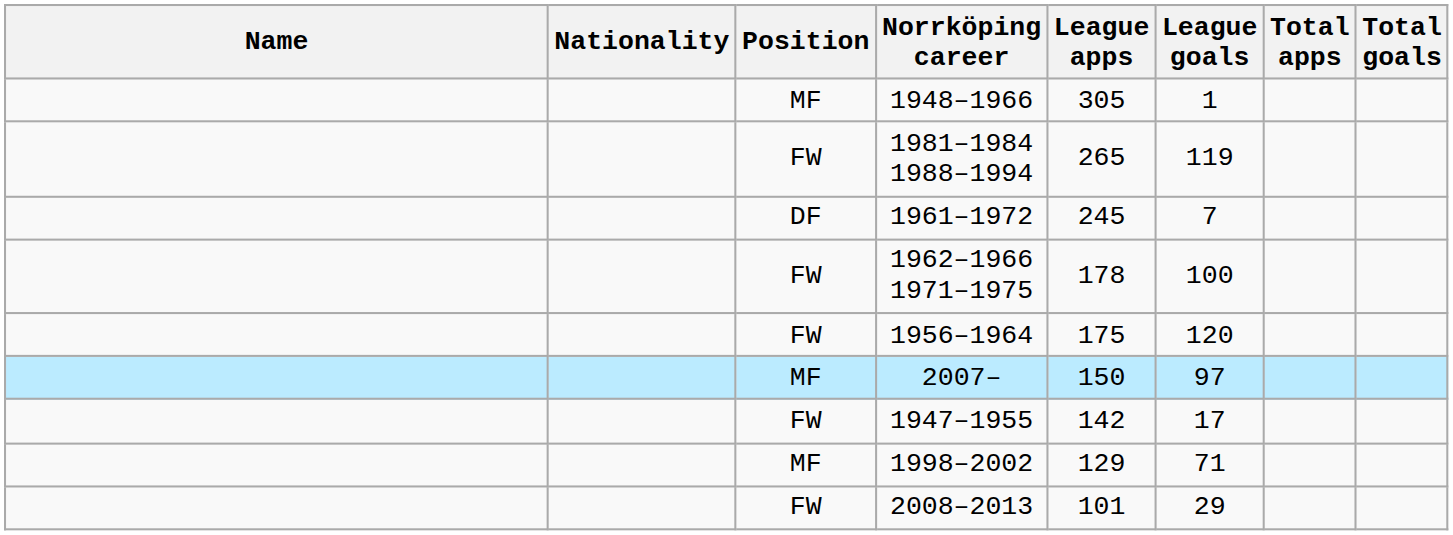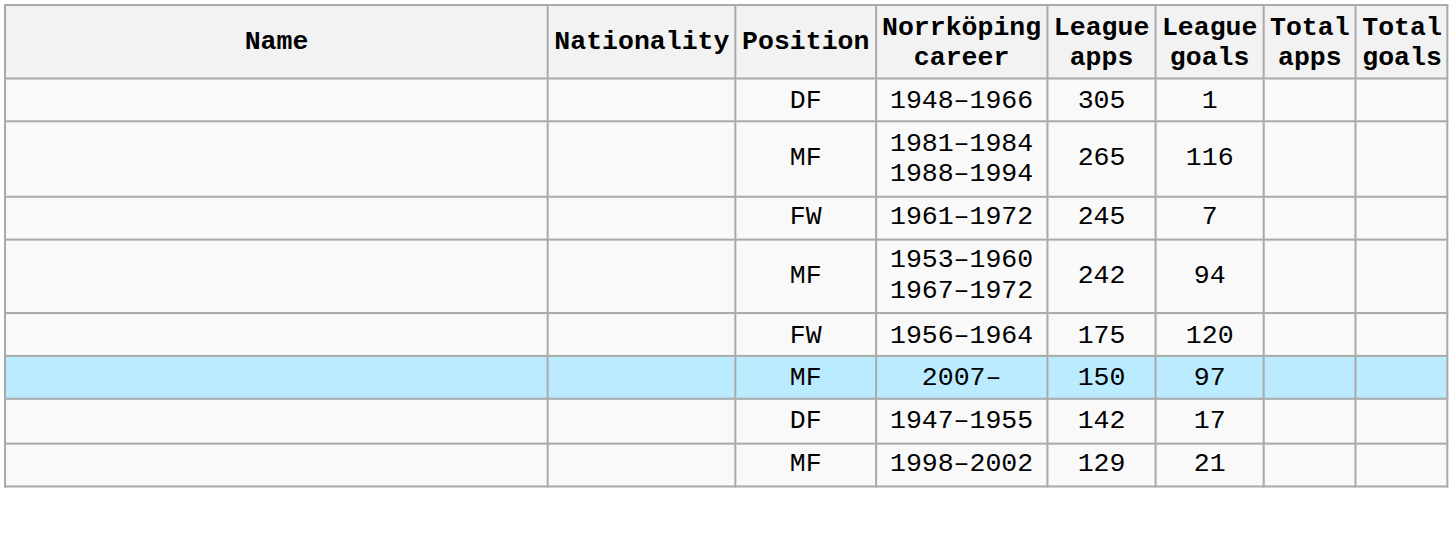(806, 100) MF -> (806, 100) DF
(806, 159) FW -> (806, 159) MF
(1210, 159) 119 -> (1210, 159) 116
(806, 217) DF -> (806, 217) FW
+ row: (962, 276)
- row: (962, 276)
(806, 421) FW -> (806, 421) DF
(1210, 464) 71 -> (1210, 464) 21
- row: (962, 507)
